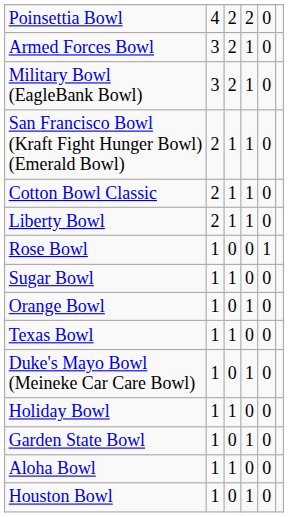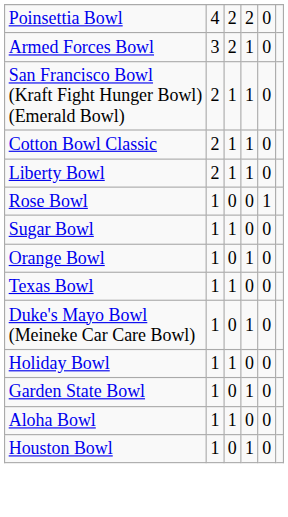- row: (76, 85)
